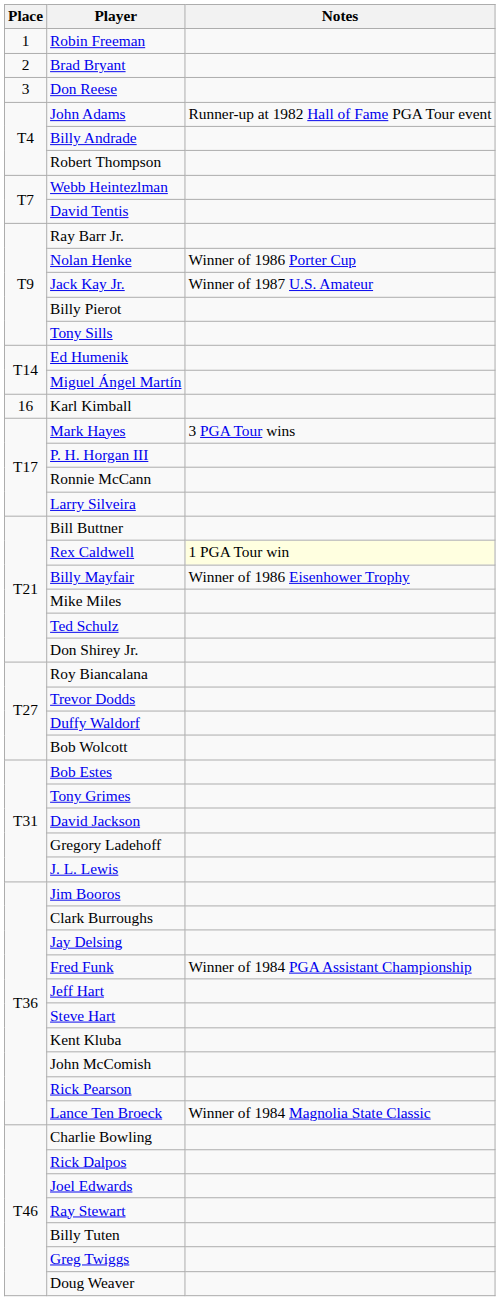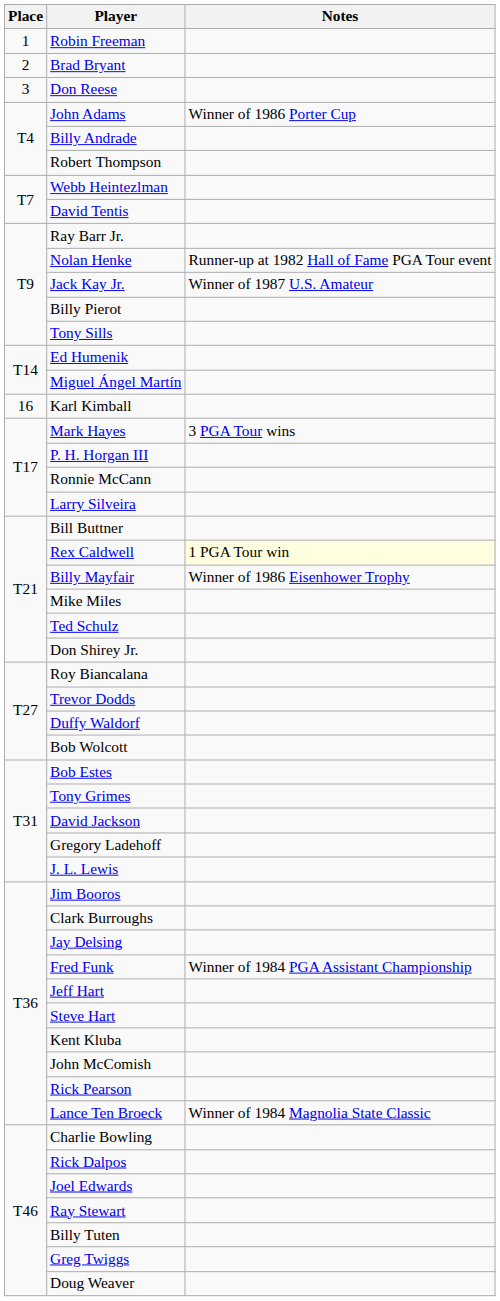(340, 114) Runner-up at 1982 Hall of Fame PGA Tour event -> (272, 114) Winner of 1986 Porter Cup
(272, 260) Winner of 1986 Porter Cup -> (340, 260) Runner-up at 1982 Hall of Fame PGA Tour event
